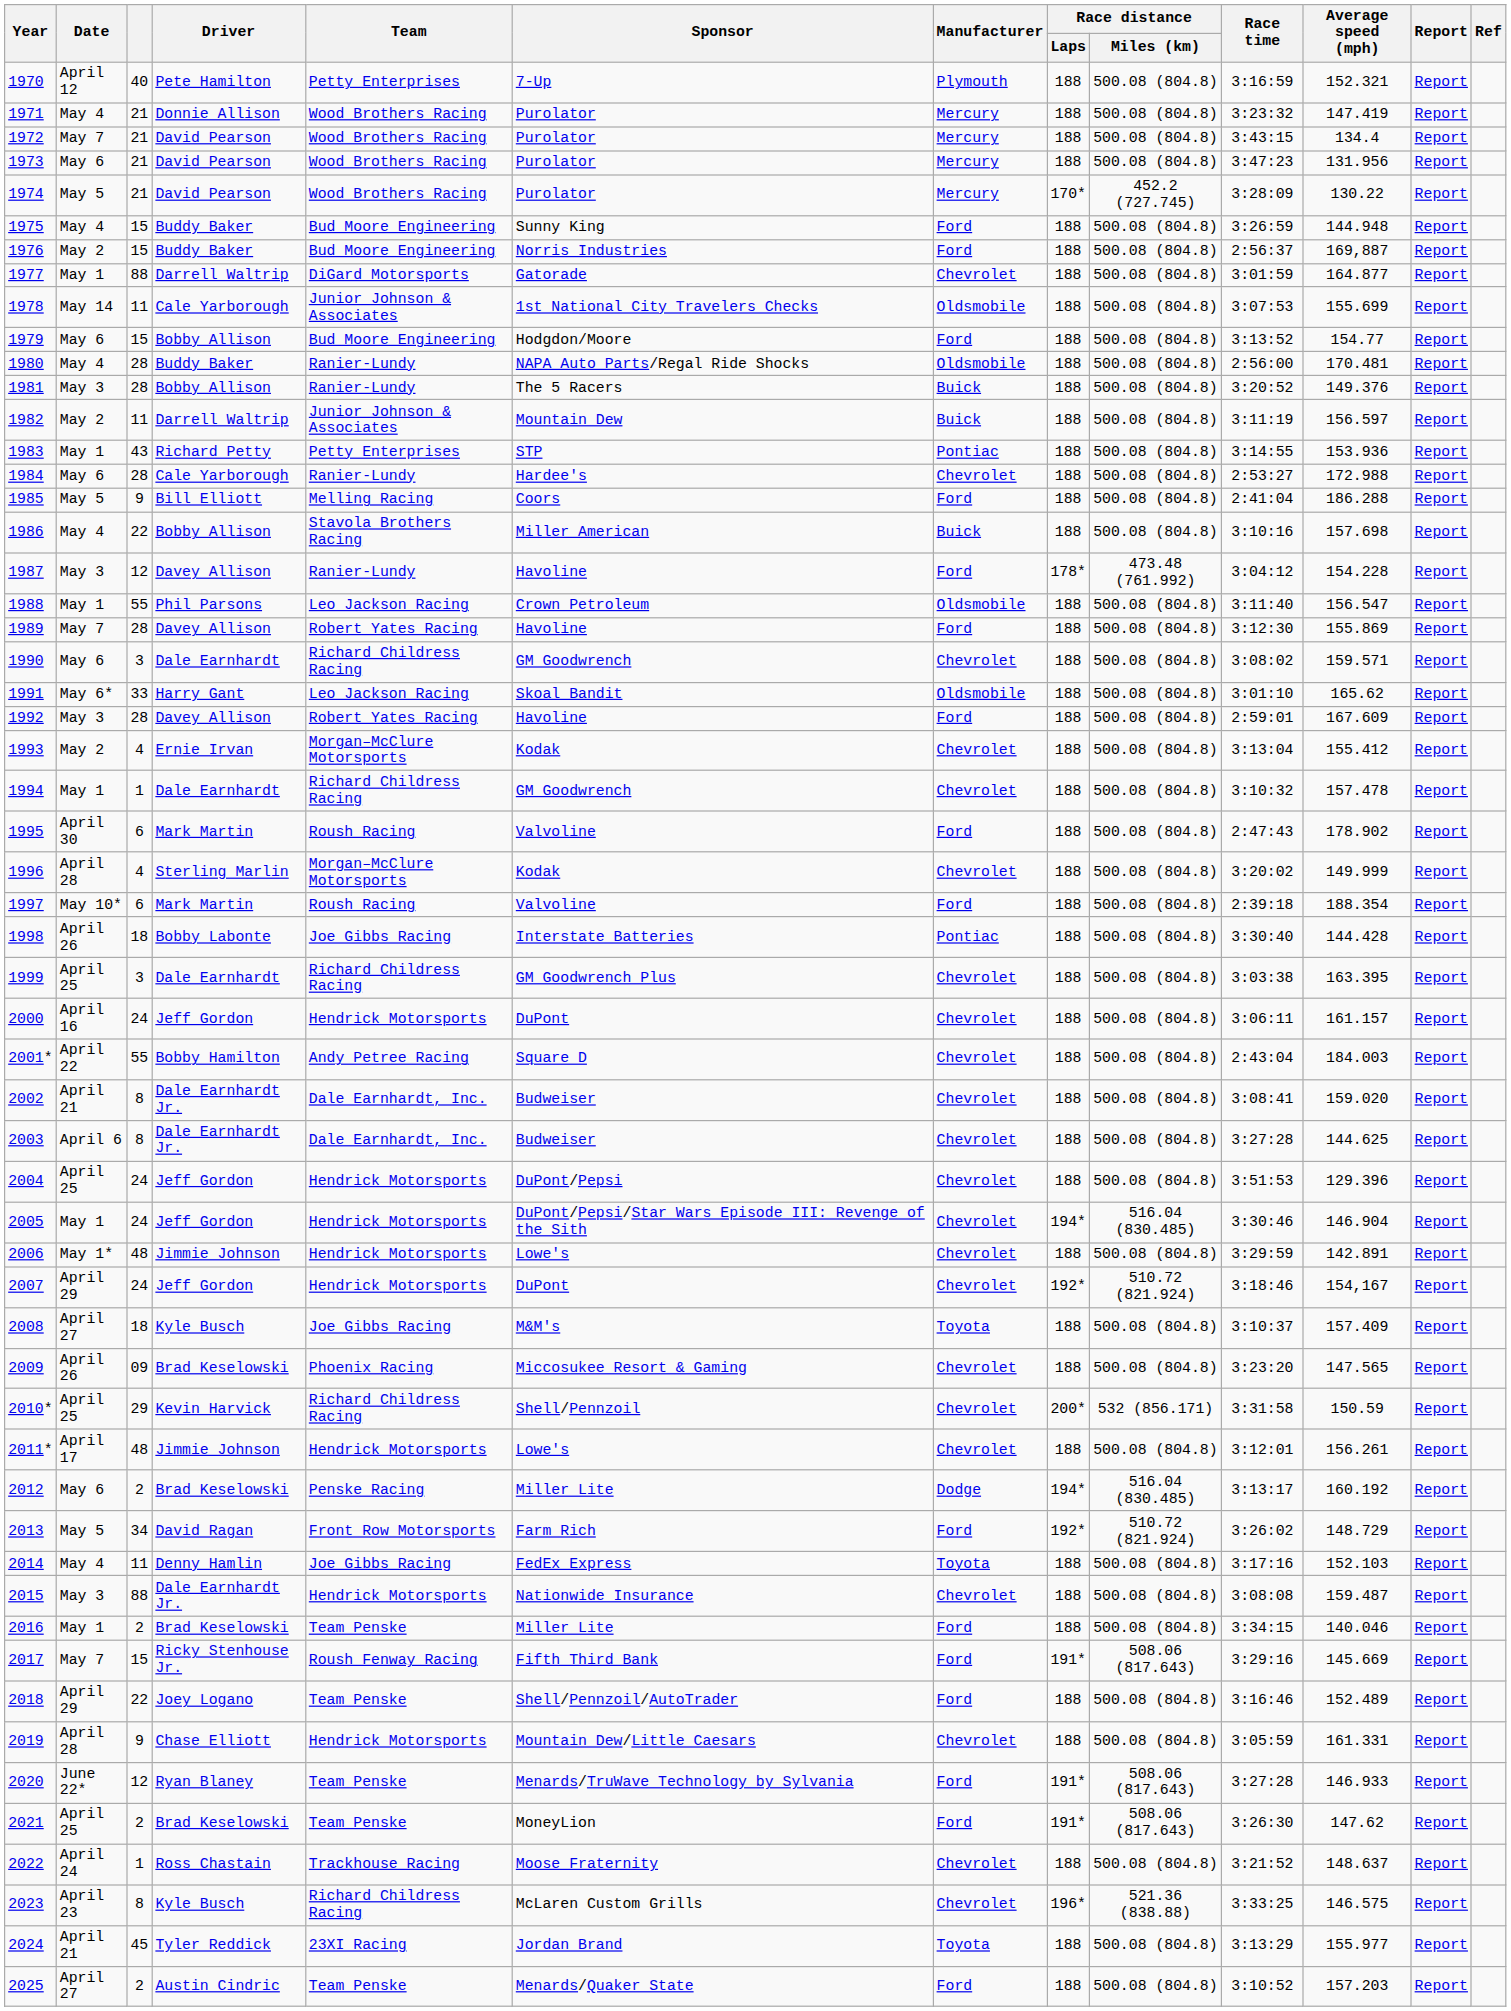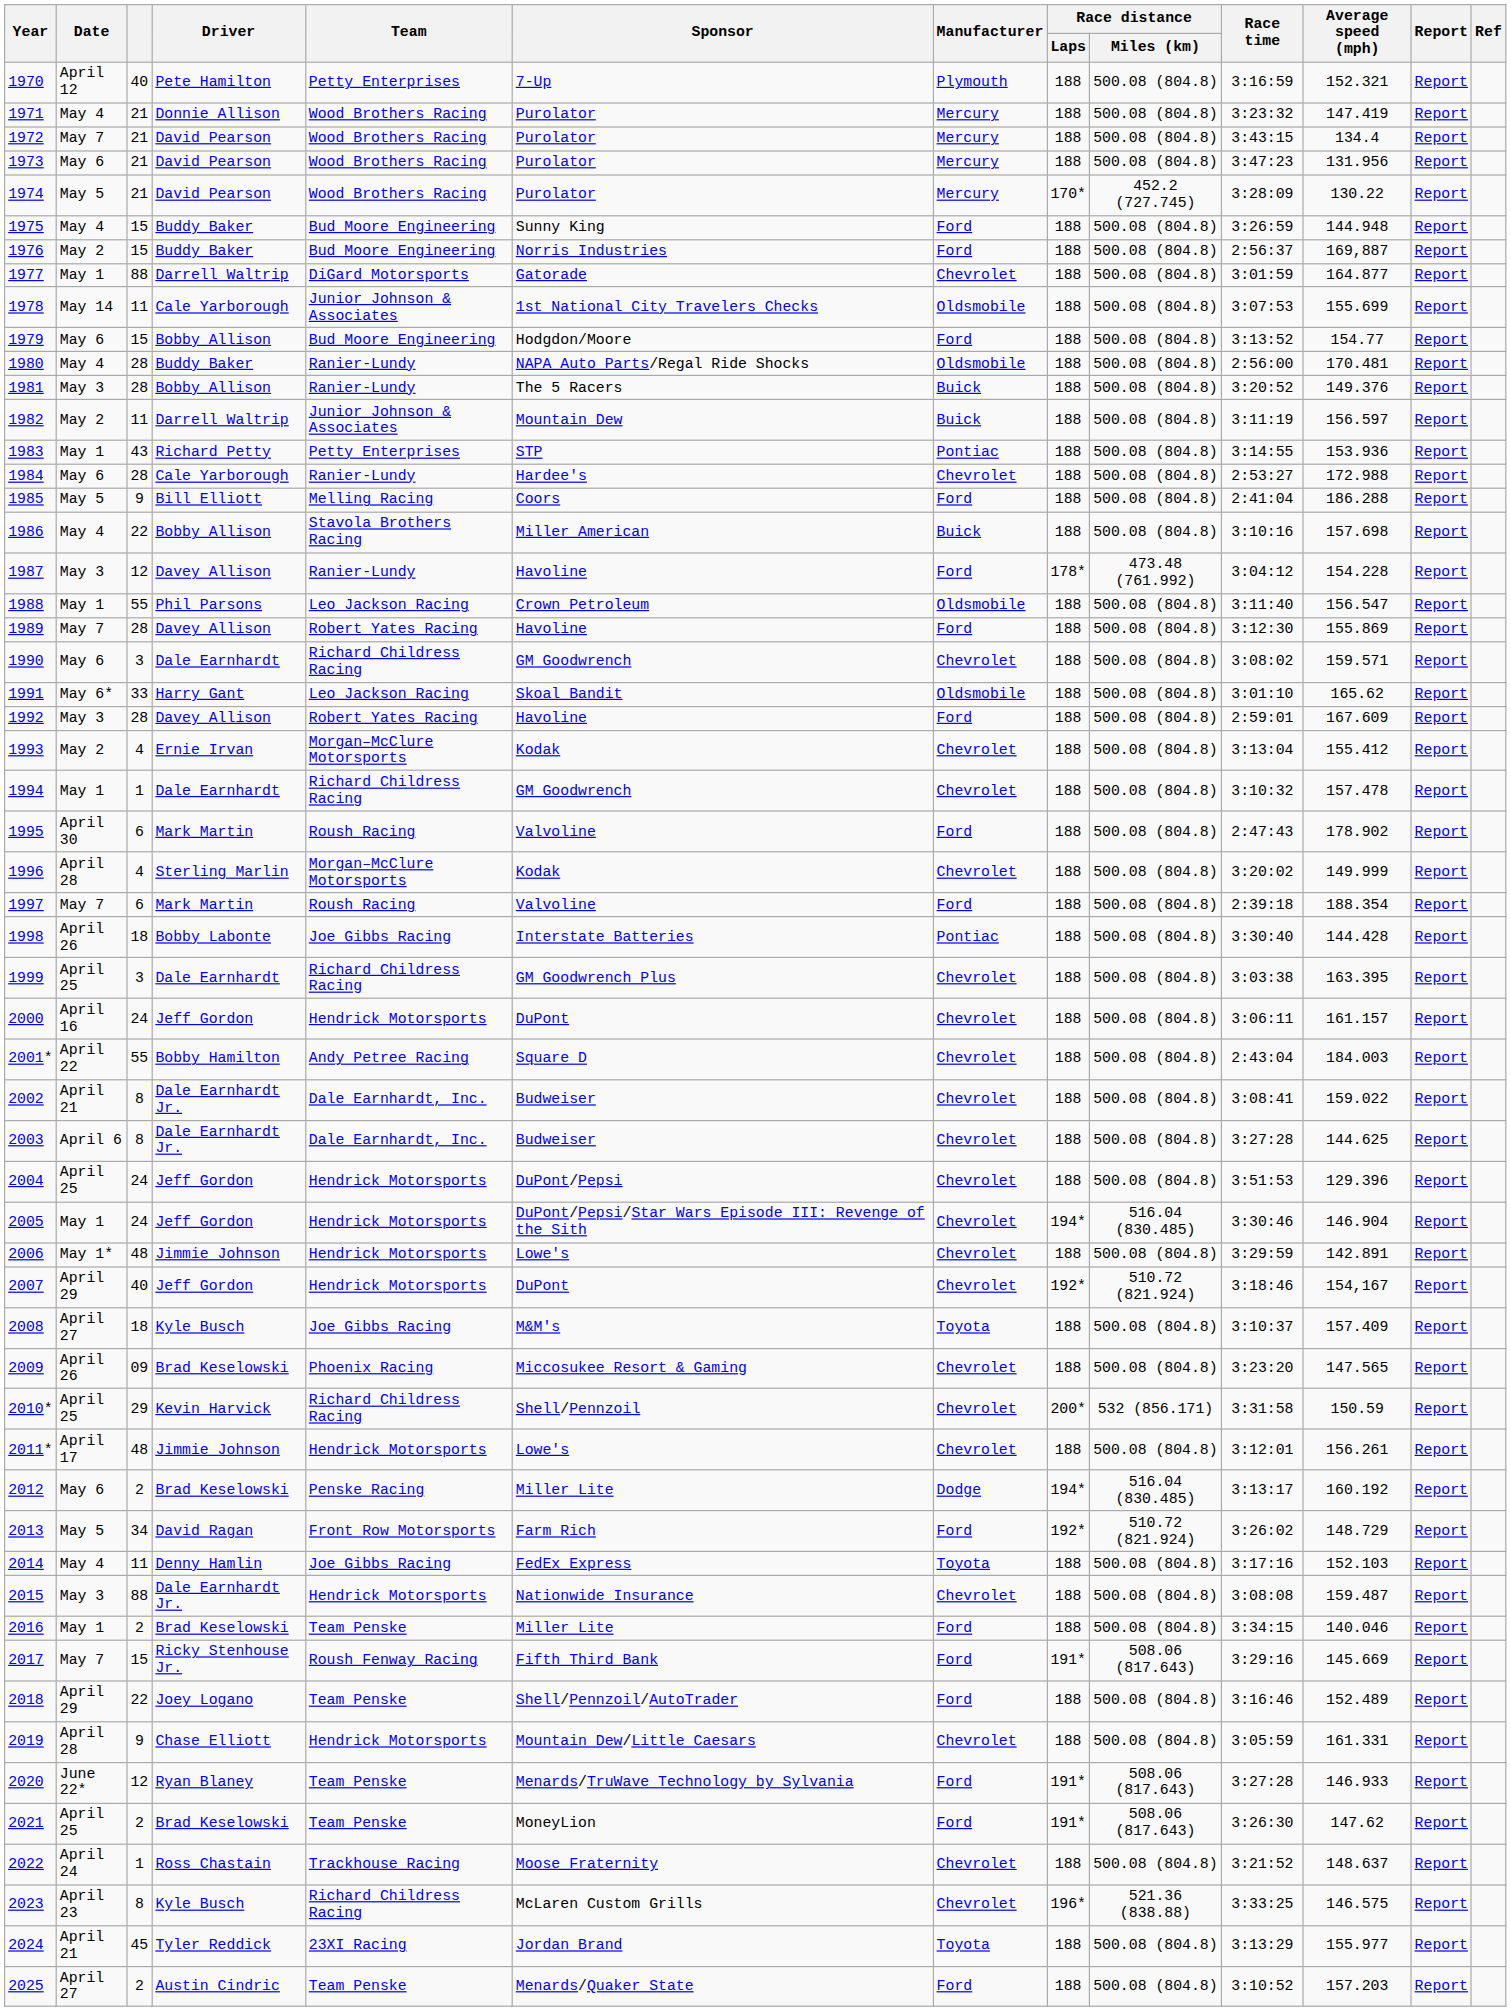(91, 905) May 10* -> (82, 905) May 7
(1357, 1100) 159.020 -> (1357, 1100) 159.022
(139, 1287) 24 -> (139, 1287) 40
